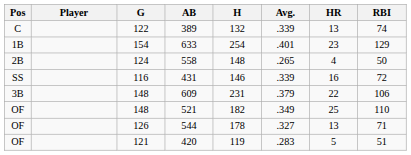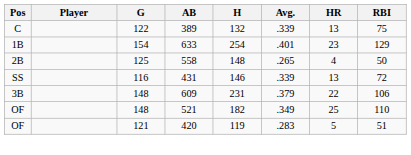(382, 28) 74 -> (382, 28) 75
(141, 61) 124 -> (141, 61) 125
(334, 77) 16 -> (334, 77) 13
- row: (189, 126)
